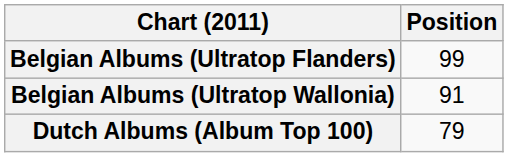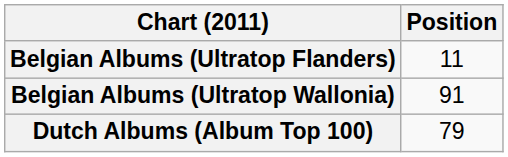(452, 59) 99 -> (452, 59) 11
